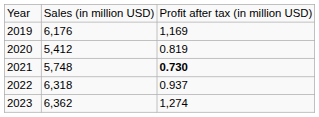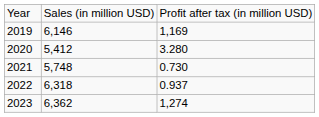(58, 31) 6,176 -> (58, 31) 6,146
(174, 49) 0.819 -> (174, 49) 3.280
(174, 67) bold -> (174, 67) normal
